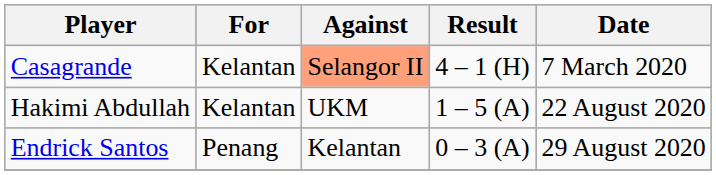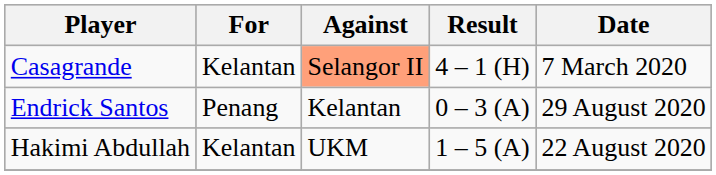rows swapped: (100, 107) <-> (90, 148)
